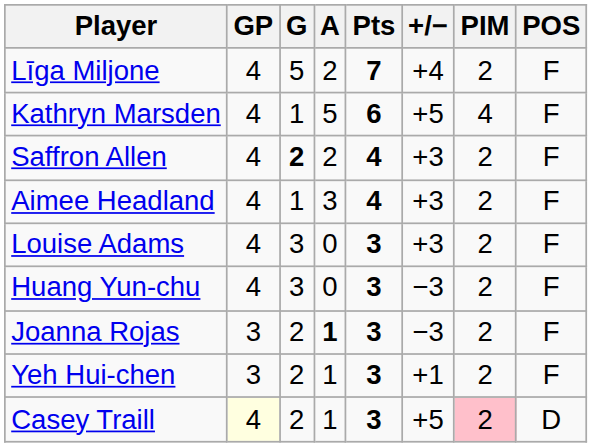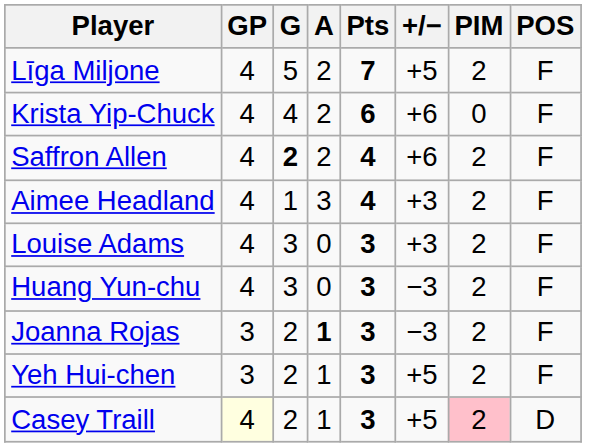(428, 69) +4 -> (422, 69) +5
+ row: (113, 113)
- row: (116, 113)
(428, 157) +3 -> (422, 157) +6
(428, 375) +1 -> (422, 375) +5
